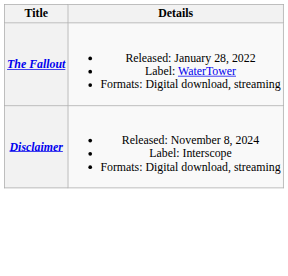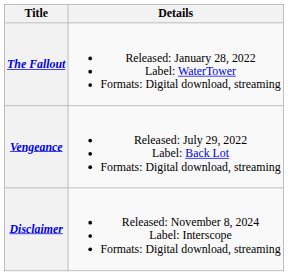+ row: (36, 146)
